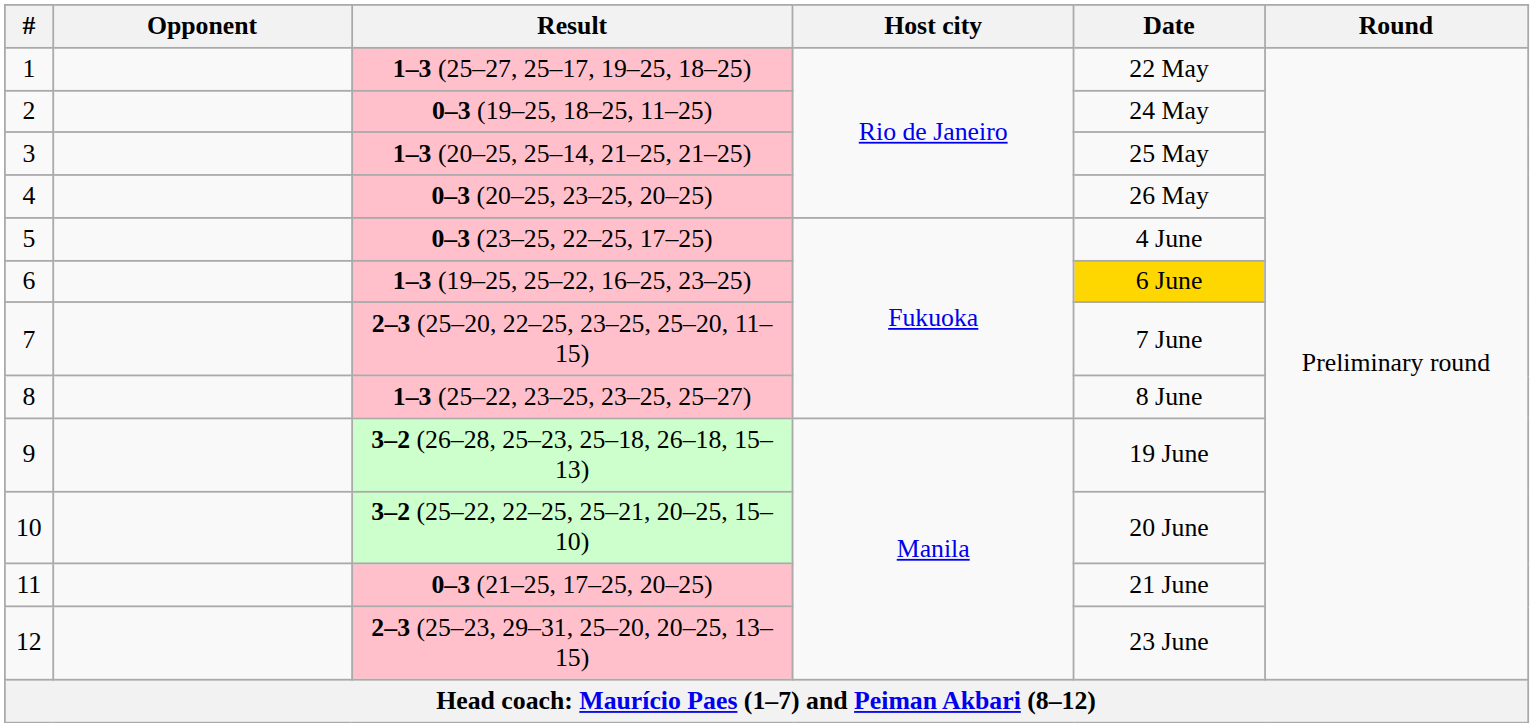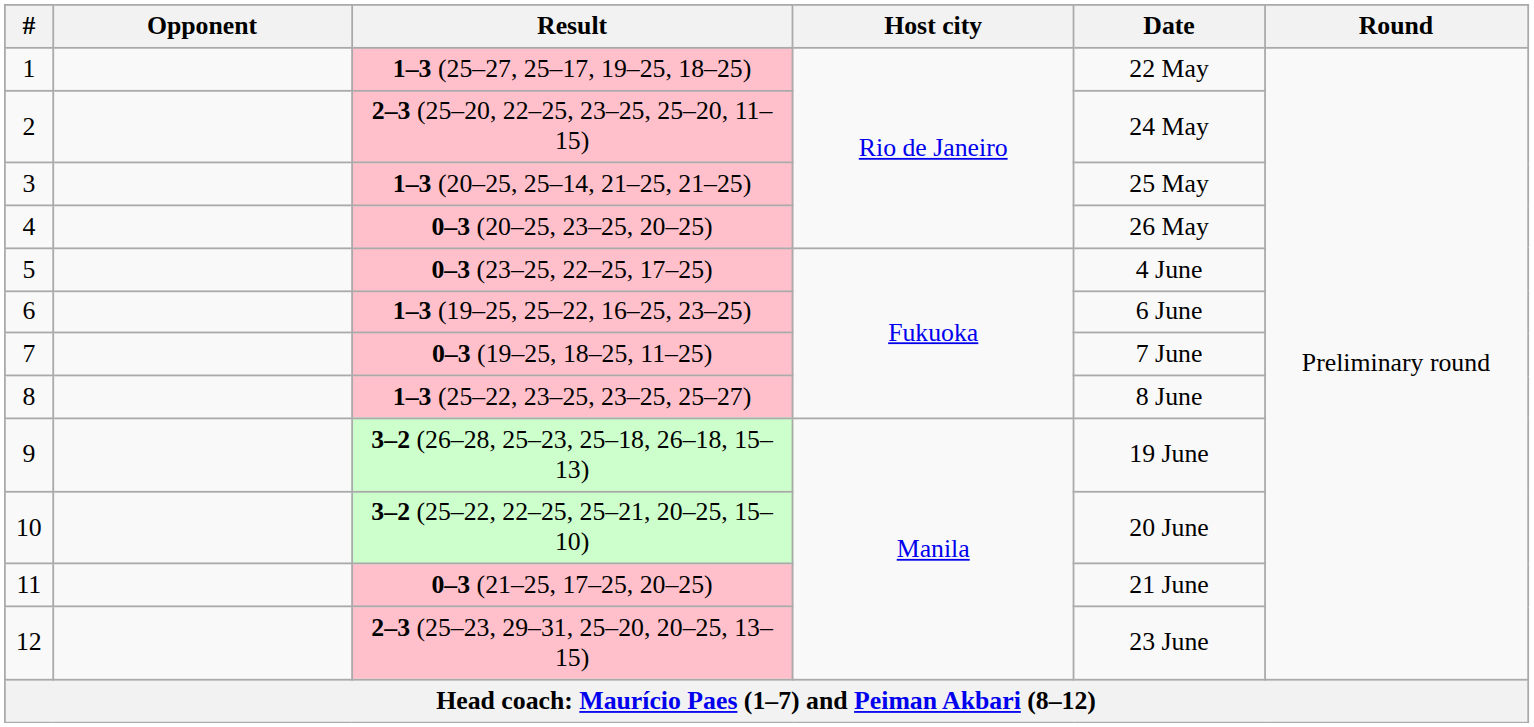(572, 111) 0–3 (19–25, 18–25, 11–25) -> (572, 126) 2–3 (25–20, 22–25, 23–25, 25–20, 11–15)
(1169, 281) gold background -> (1169, 311) no background
(572, 338) 2–3 (25–20, 22–25, 23–25, 25–20, 11–15) -> (572, 354) 0–3 (19–25, 18–25, 11–25)
